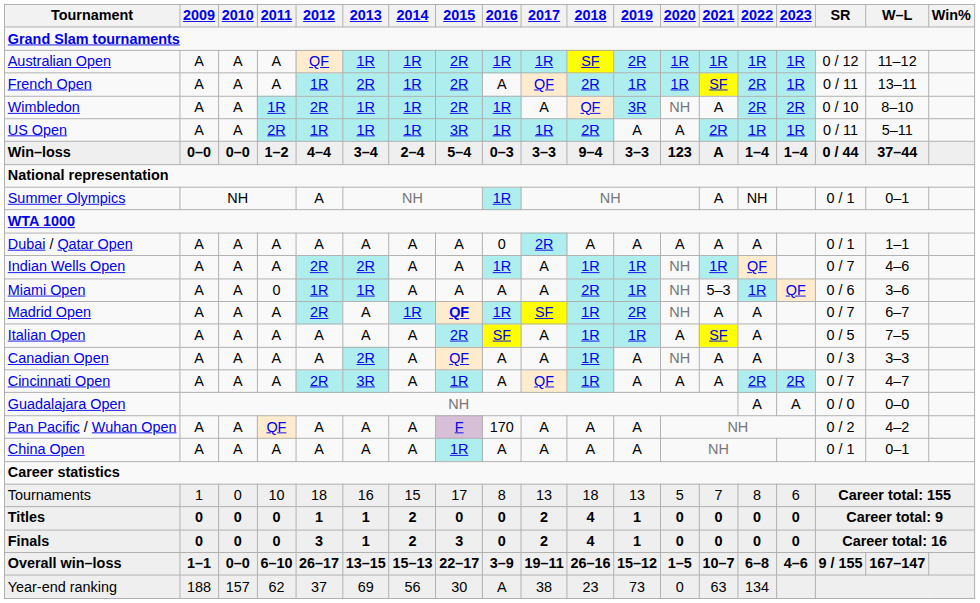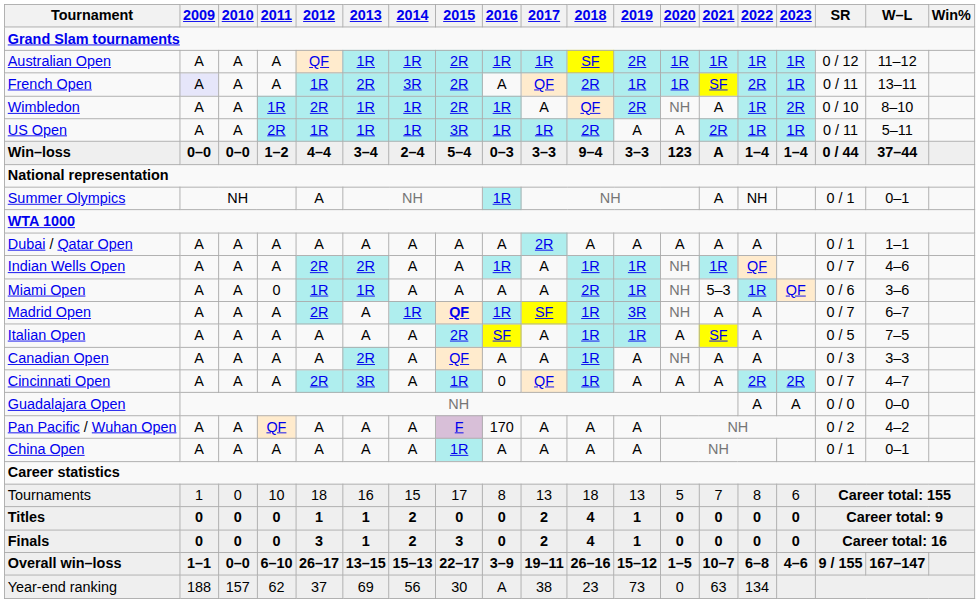(199, 84) no background -> (199, 84) lavender background
(412, 84) 1R -> (412, 84) 3R
(637, 107) 3R -> (637, 107) 2R
(757, 107) 2R -> (757, 107) 1R
(502, 244) 0 -> (502, 244) A
(637, 312) 2R -> (637, 312) 3R
(502, 381) A -> (502, 381) 0
